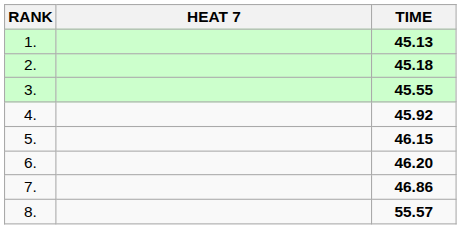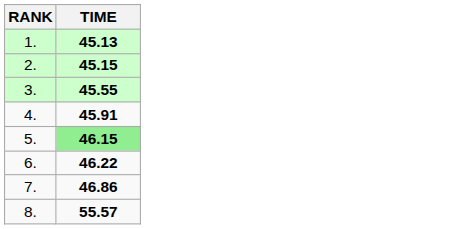- column: (214, 17)
(414, 66) 45.18 -> (98, 66) 45.15
(414, 114) 45.92 -> (98, 114) 45.91
(414, 139) no background -> (98, 139) lightgreen background
(414, 163) 46.20 -> (98, 163) 46.22
